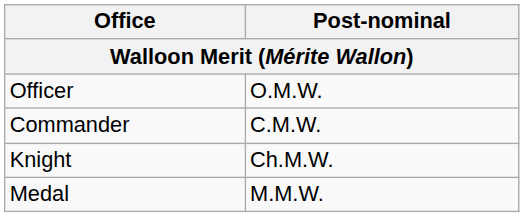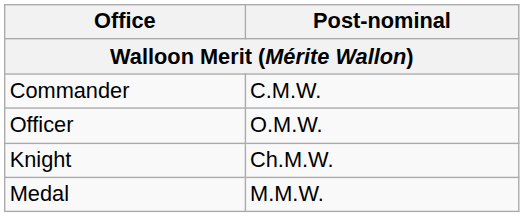rows swapped: (70, 125) <-> (42, 90)
